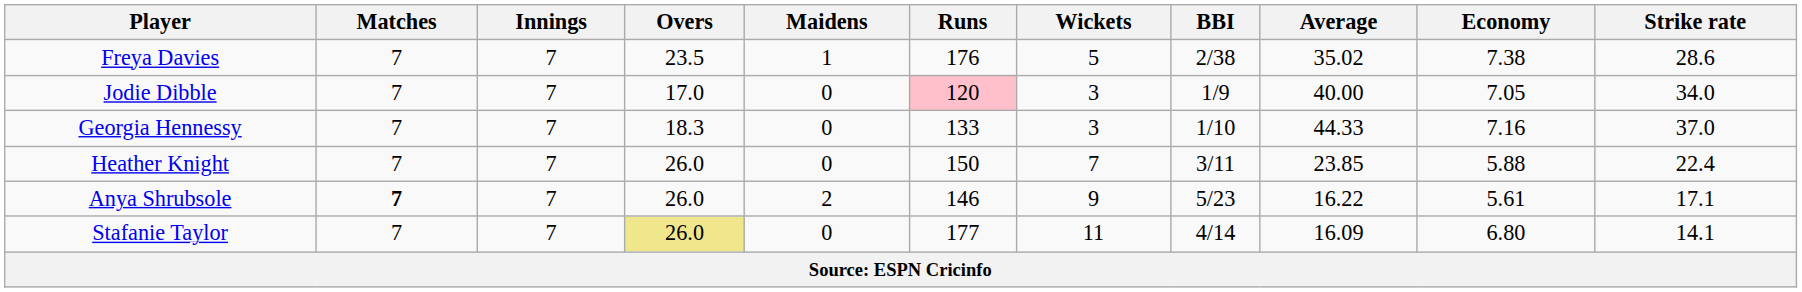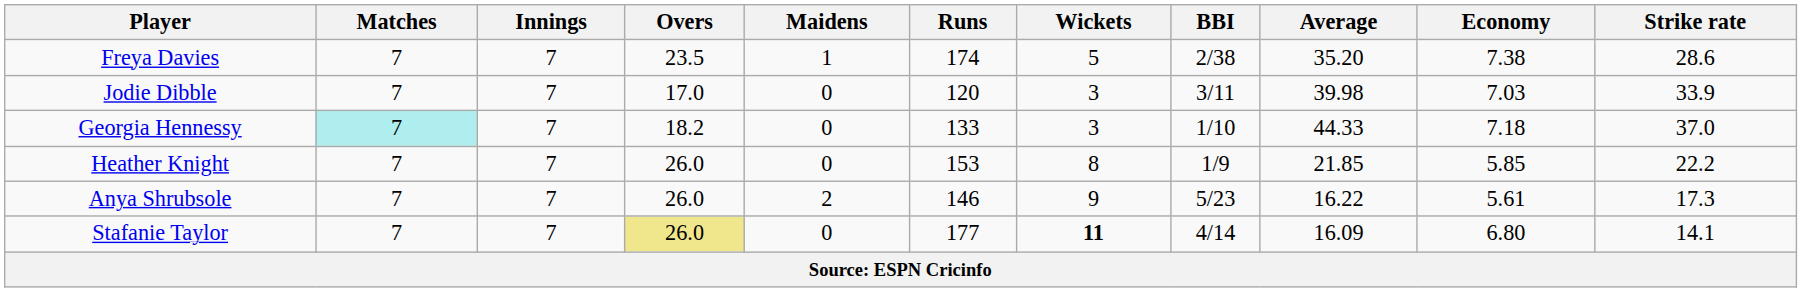(963, 57) 176 -> (963, 57) 174
(1339, 57) 35.02 -> (1339, 57) 35.20
(963, 92) pink background -> (963, 92) no background
(1215, 92) 1/9 -> (1215, 92) 3/11
(1339, 92) 40.00 -> (1339, 92) 39.98
(1506, 92) 7.05 -> (1506, 92) 7.03
(1695, 92) 34.0 -> (1695, 92) 33.9
(397, 127) no background -> (397, 127) paleturquoise background
(685, 127) 18.3 -> (685, 127) 18.2
(1506, 127) 7.16 -> (1506, 127) 7.18
(963, 163) 150 -> (963, 163) 153
(1093, 163) 7 -> (1093, 163) 8
(1215, 163) 3/11 -> (1215, 163) 1/9
(1339, 163) 23.85 -> (1339, 163) 21.85
(1506, 163) 5.88 -> (1506, 163) 5.85
(1695, 163) 22.4 -> (1695, 163) 22.2
(397, 198) bold -> (397, 198) normal
(1695, 198) 17.1 -> (1695, 198) 17.3
(1093, 233) normal -> (1093, 233) bold
